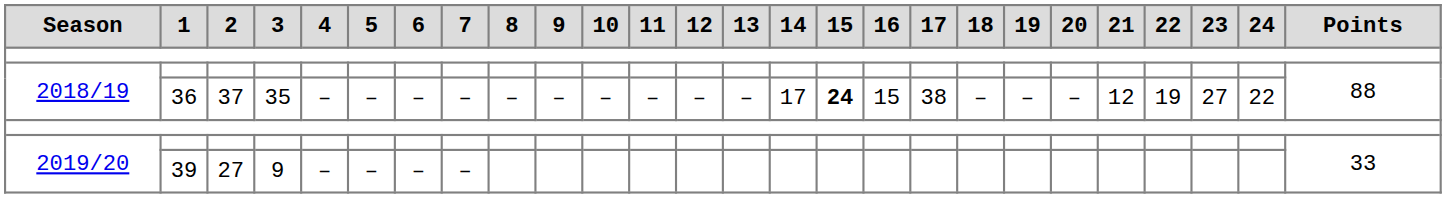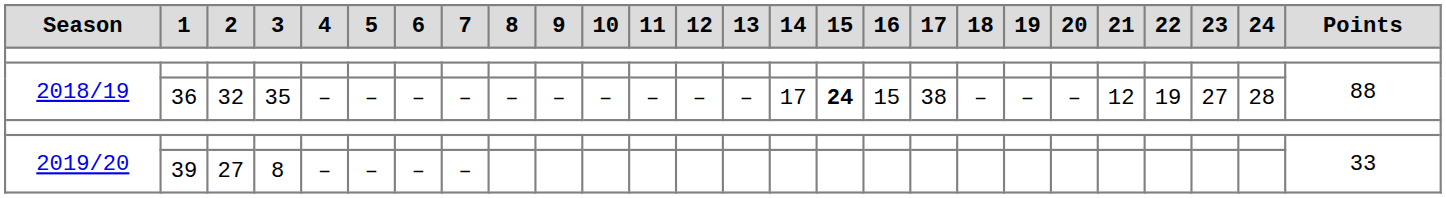(231, 98) 37 -> (231, 98) 32
(1262, 98) 22 -> (1262, 98) 28
(278, 170) 9 -> (278, 170) 8
